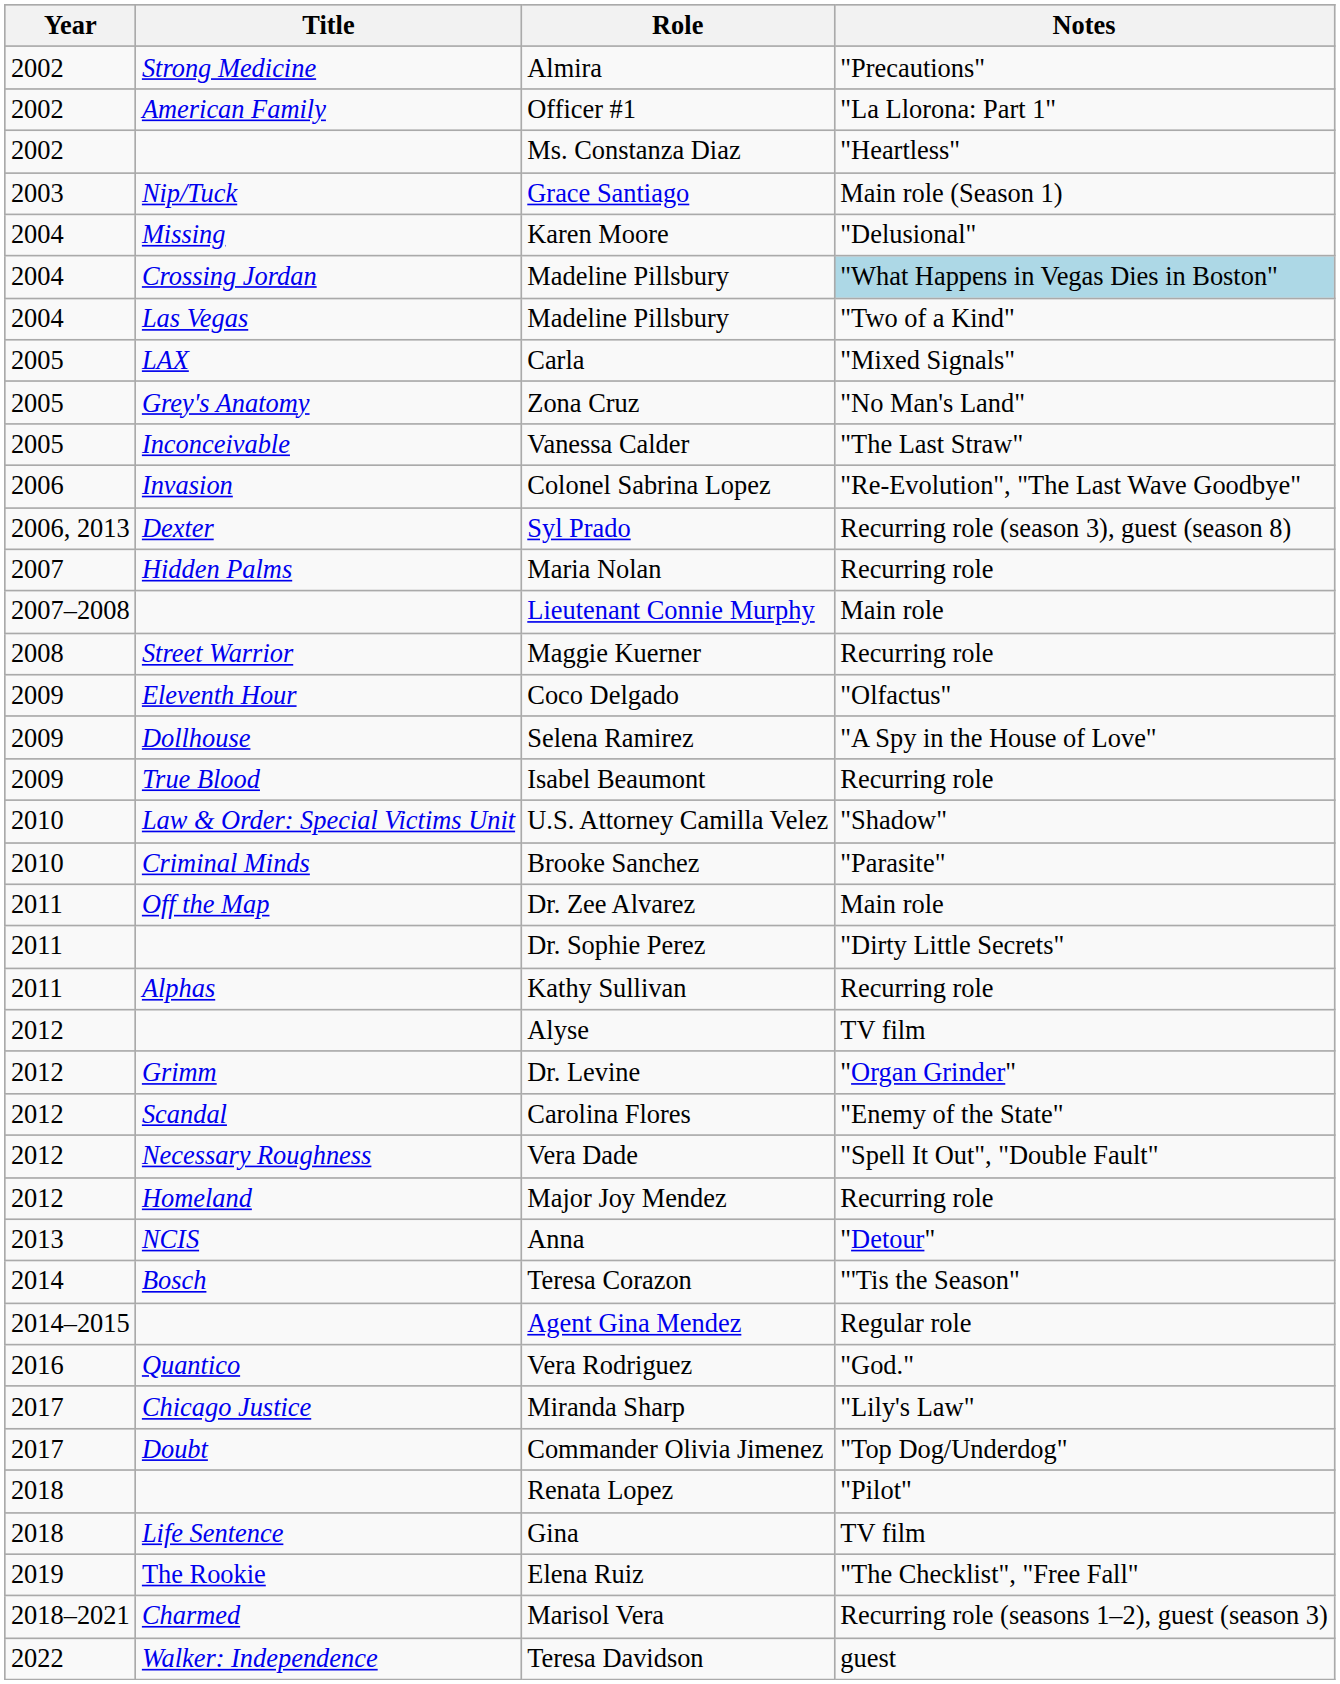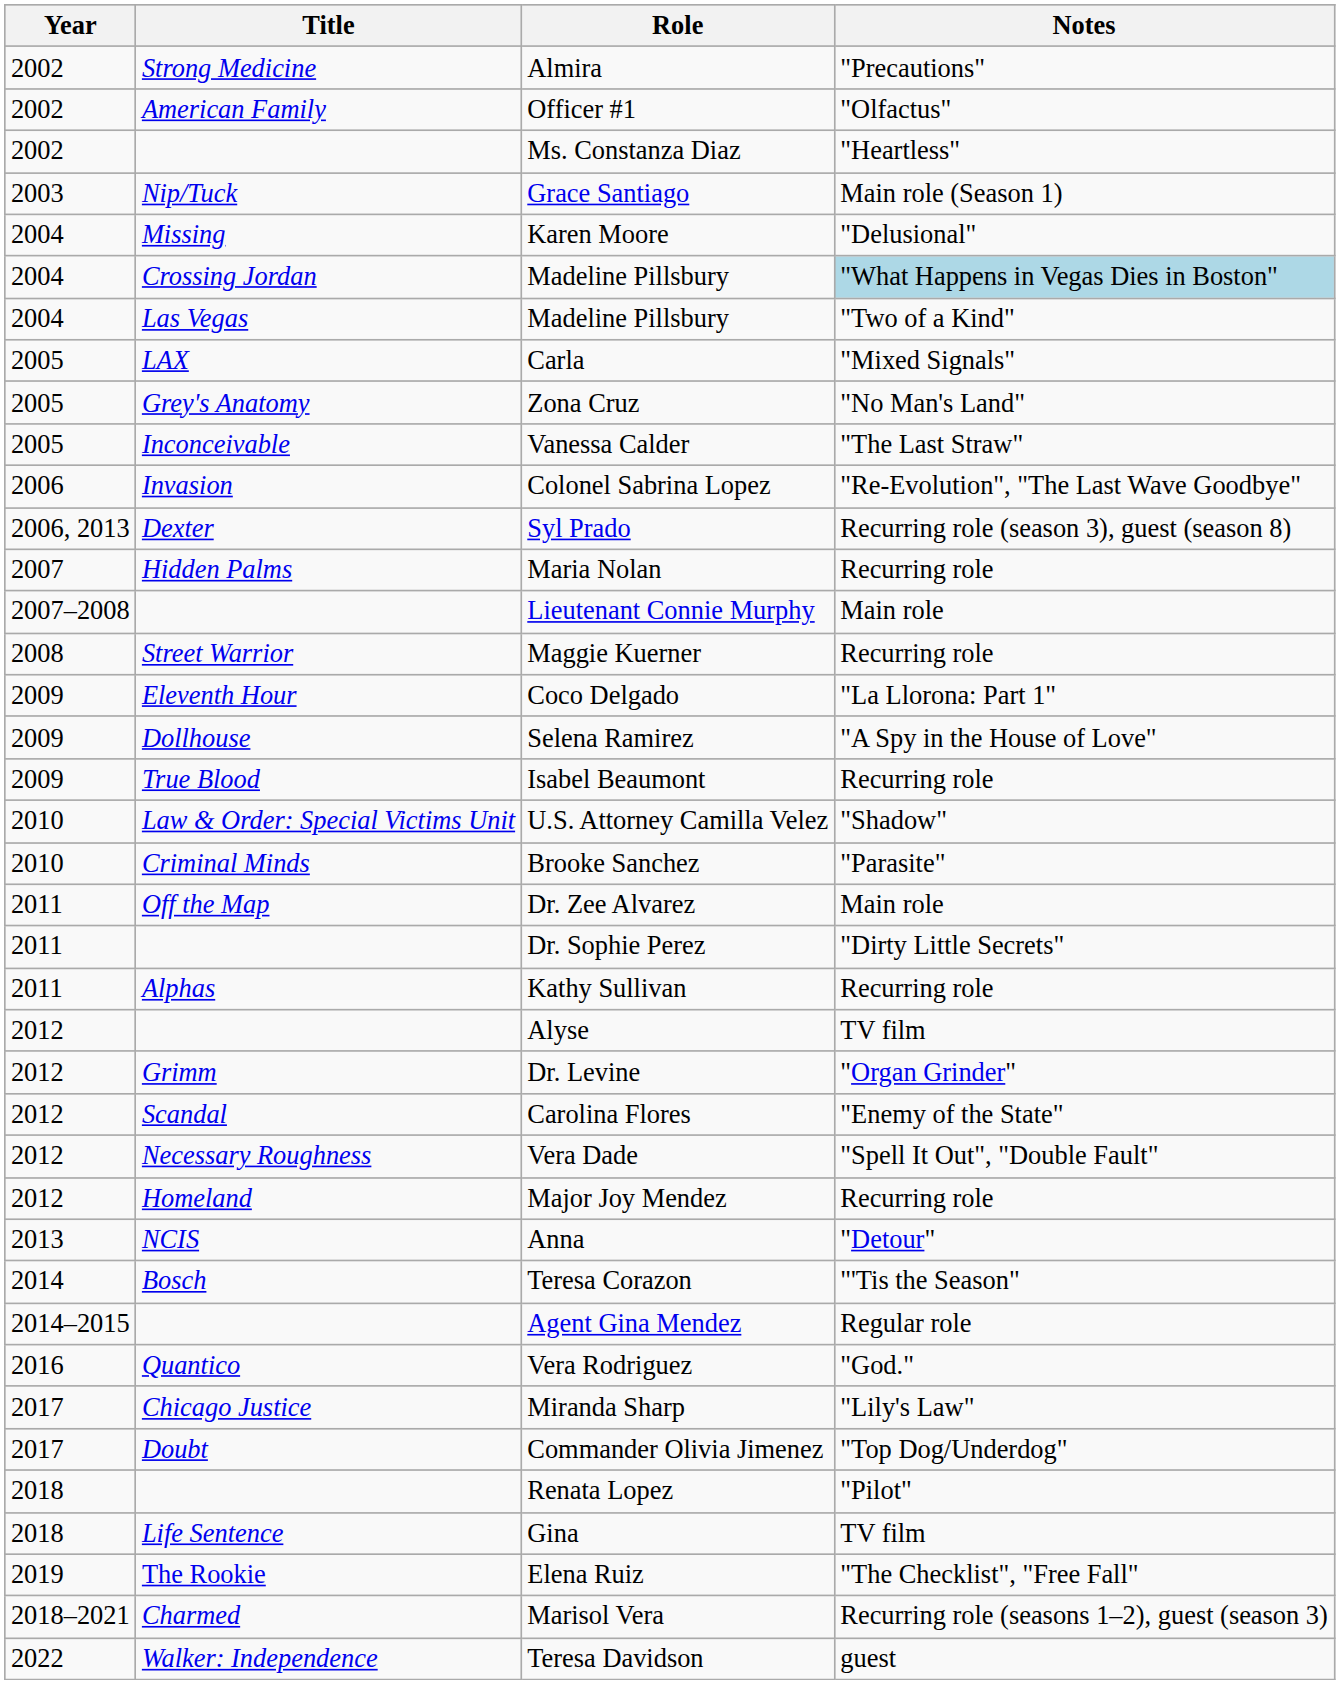(948, 109) "La Llorona: Part 1" -> (896, 109) "Olfactus"
(896, 695) "Olfactus" -> (948, 695) "La Llorona: Part 1"
